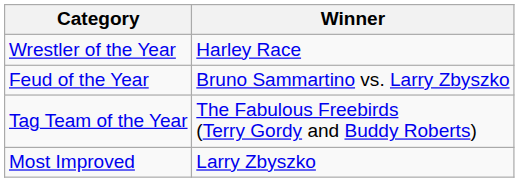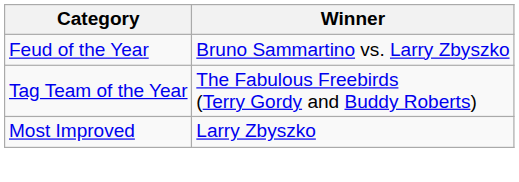- row: (92, 49)
